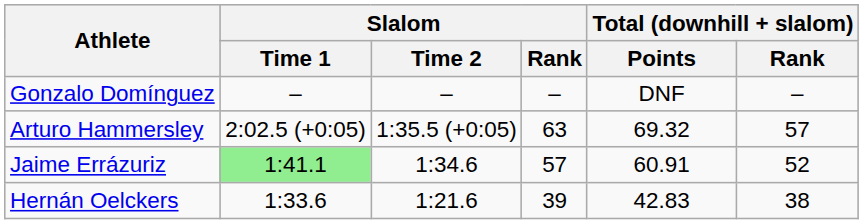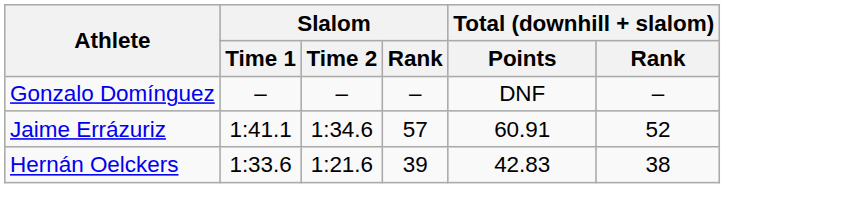- row: (107, 129)
(295, 165) lightgreen background -> (261, 129) no background
